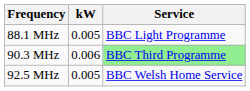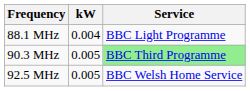(86, 34) 0.005 -> (86, 34) 0.004
(86, 55) 0.006 -> (86, 55) 0.005
